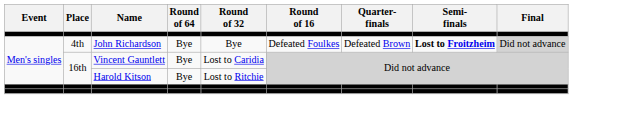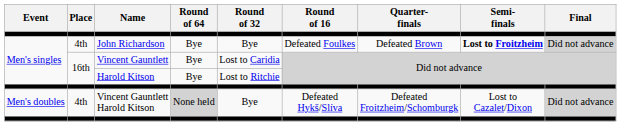+ row: (36, 102)
